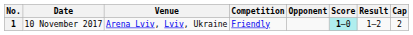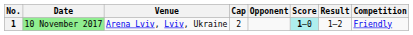columns swapped: (399, 11) <-> (258, 11)
(63, 24) no background -> (63, 24) lightgreen background
